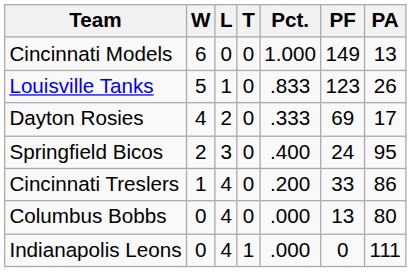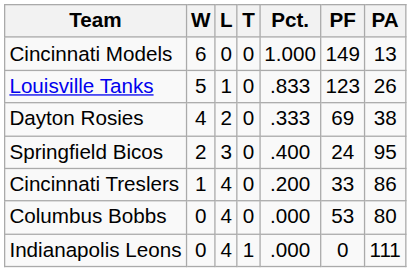(385, 119) 17 -> (385, 119) 38
(343, 217) 13 -> (343, 217) 53
